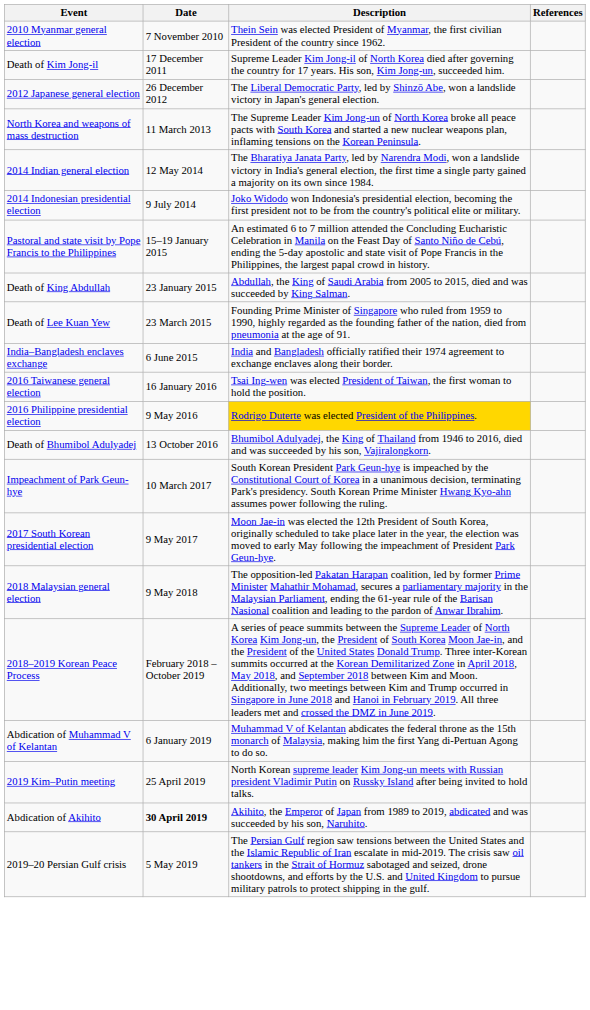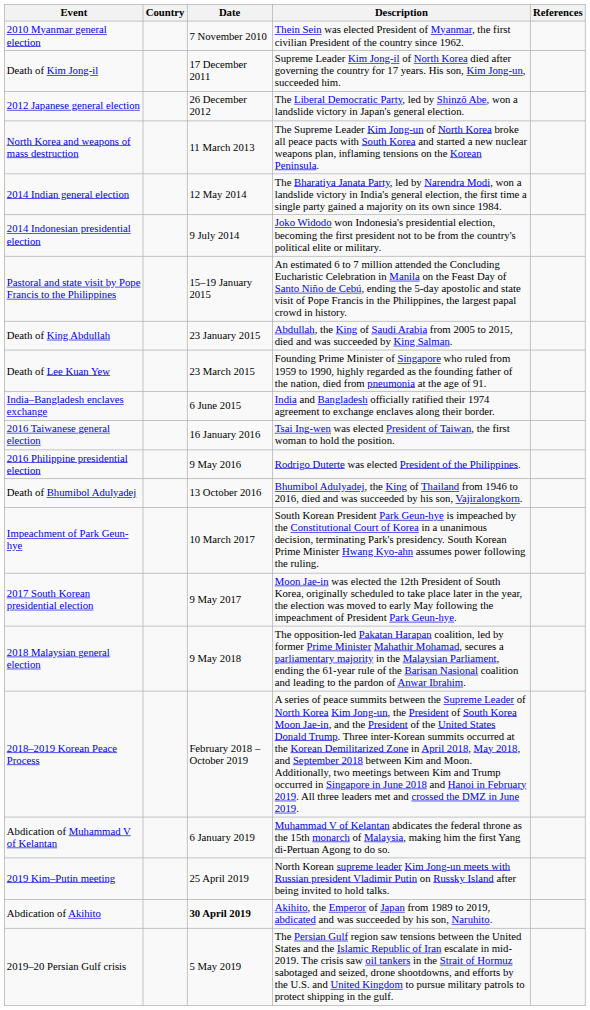+ column: (165, 13)
(354, 416) gold background -> (398, 464) no background
